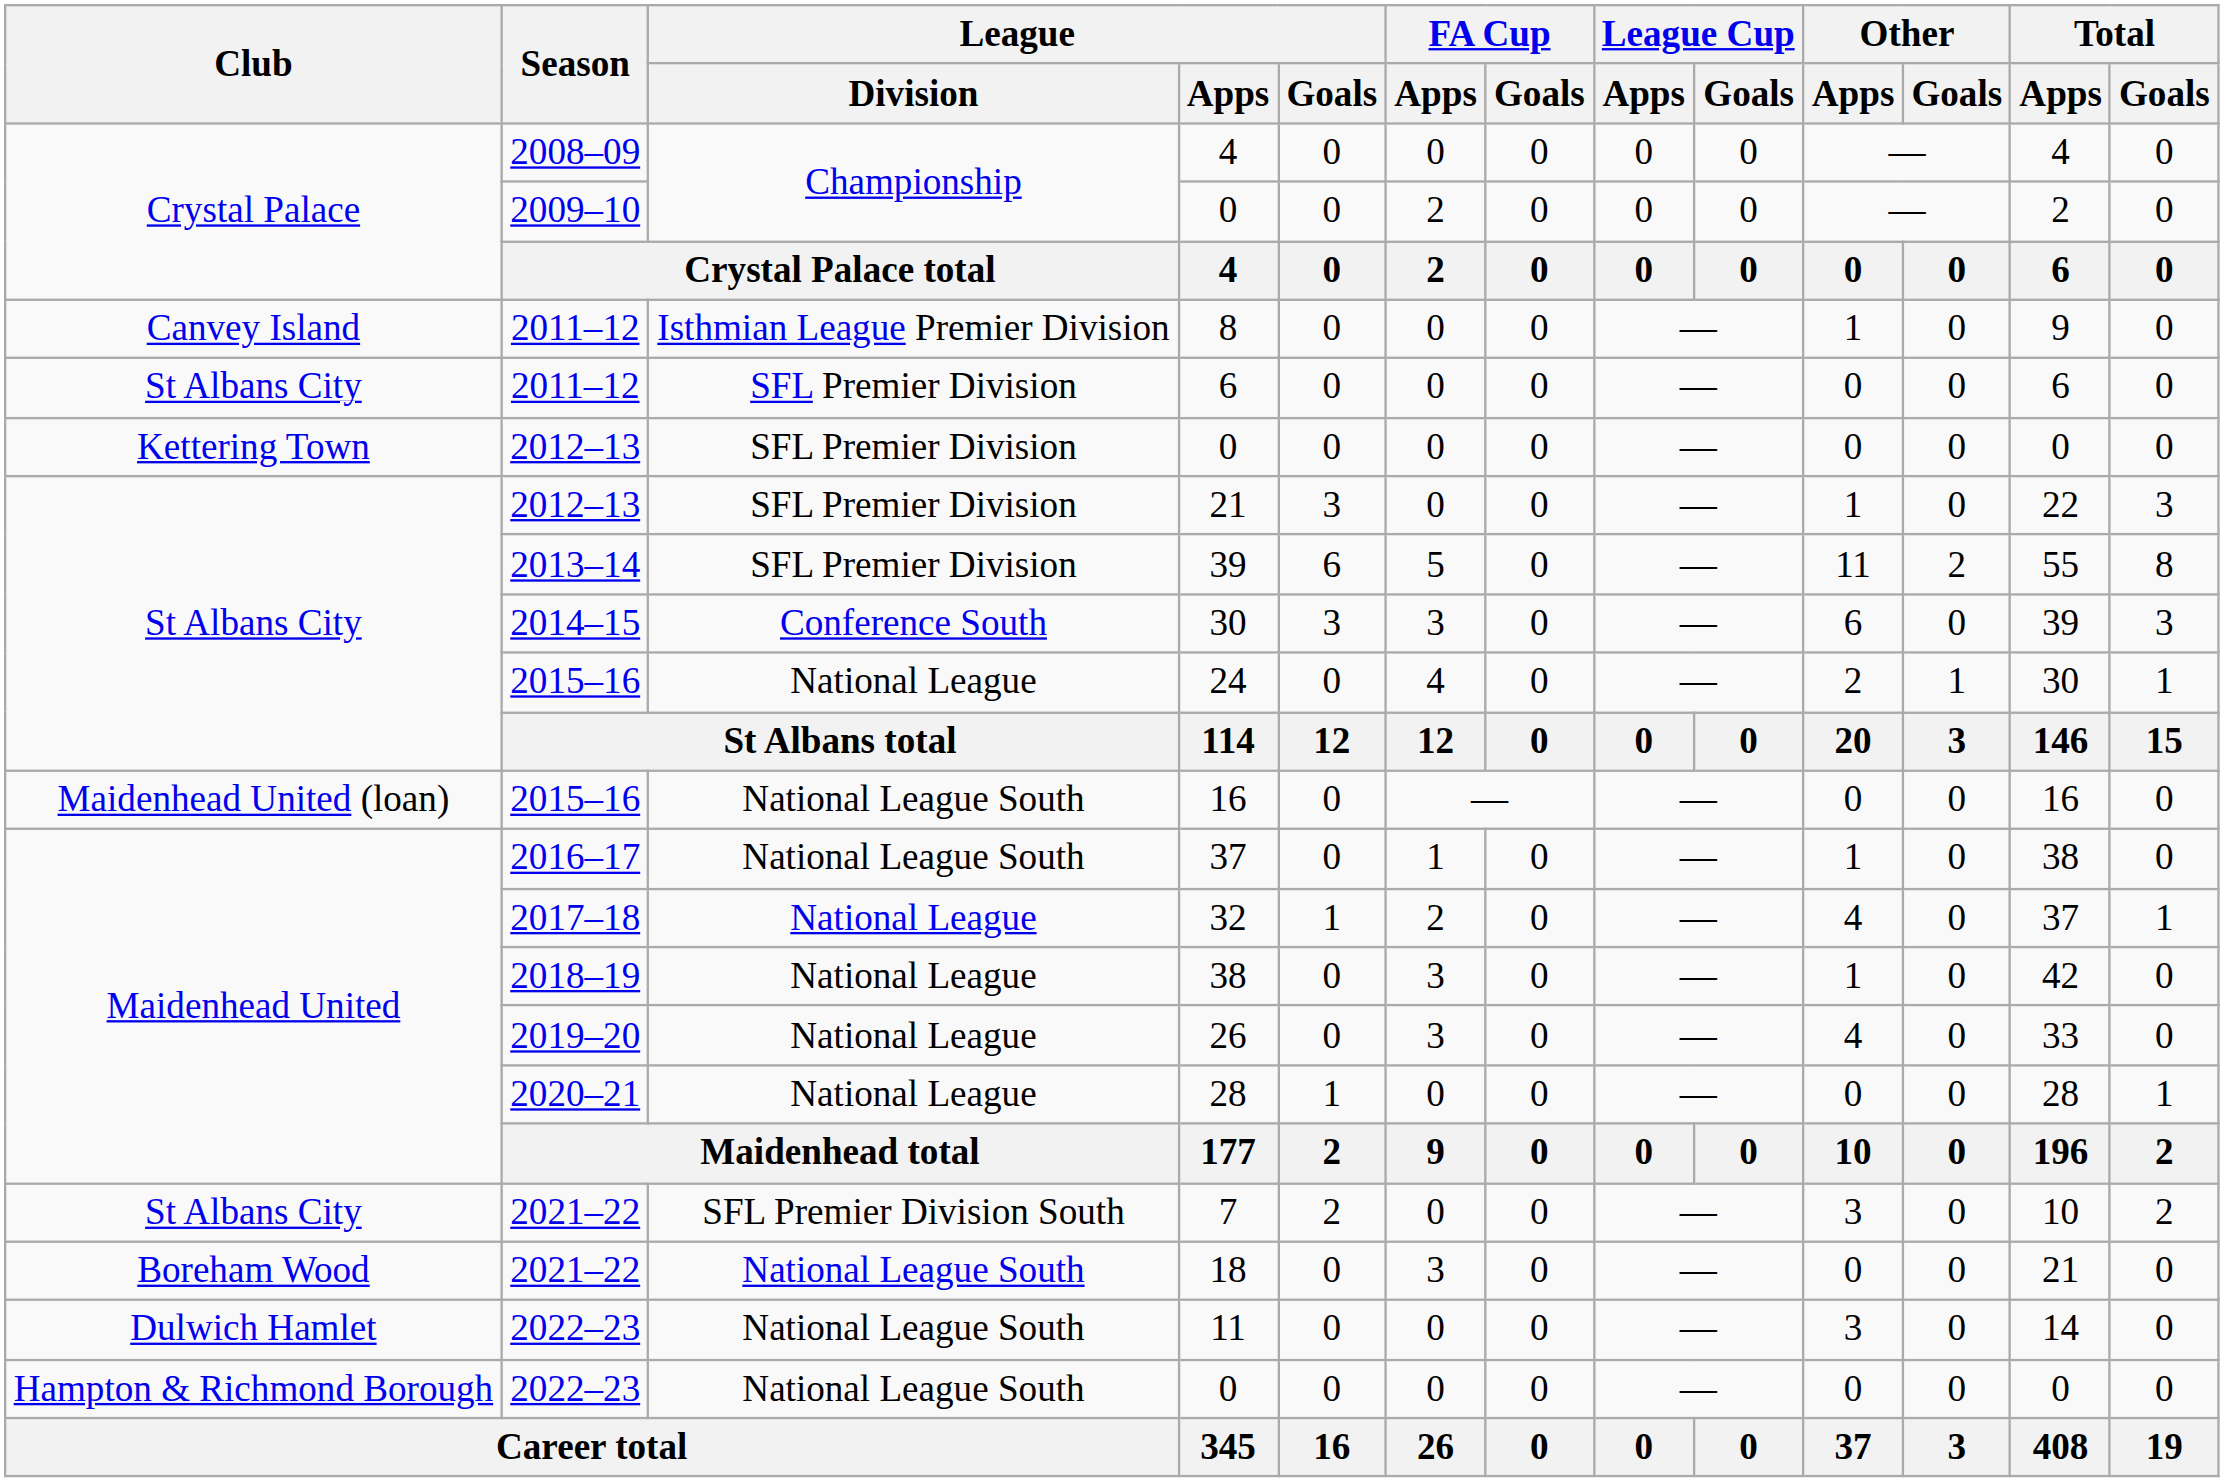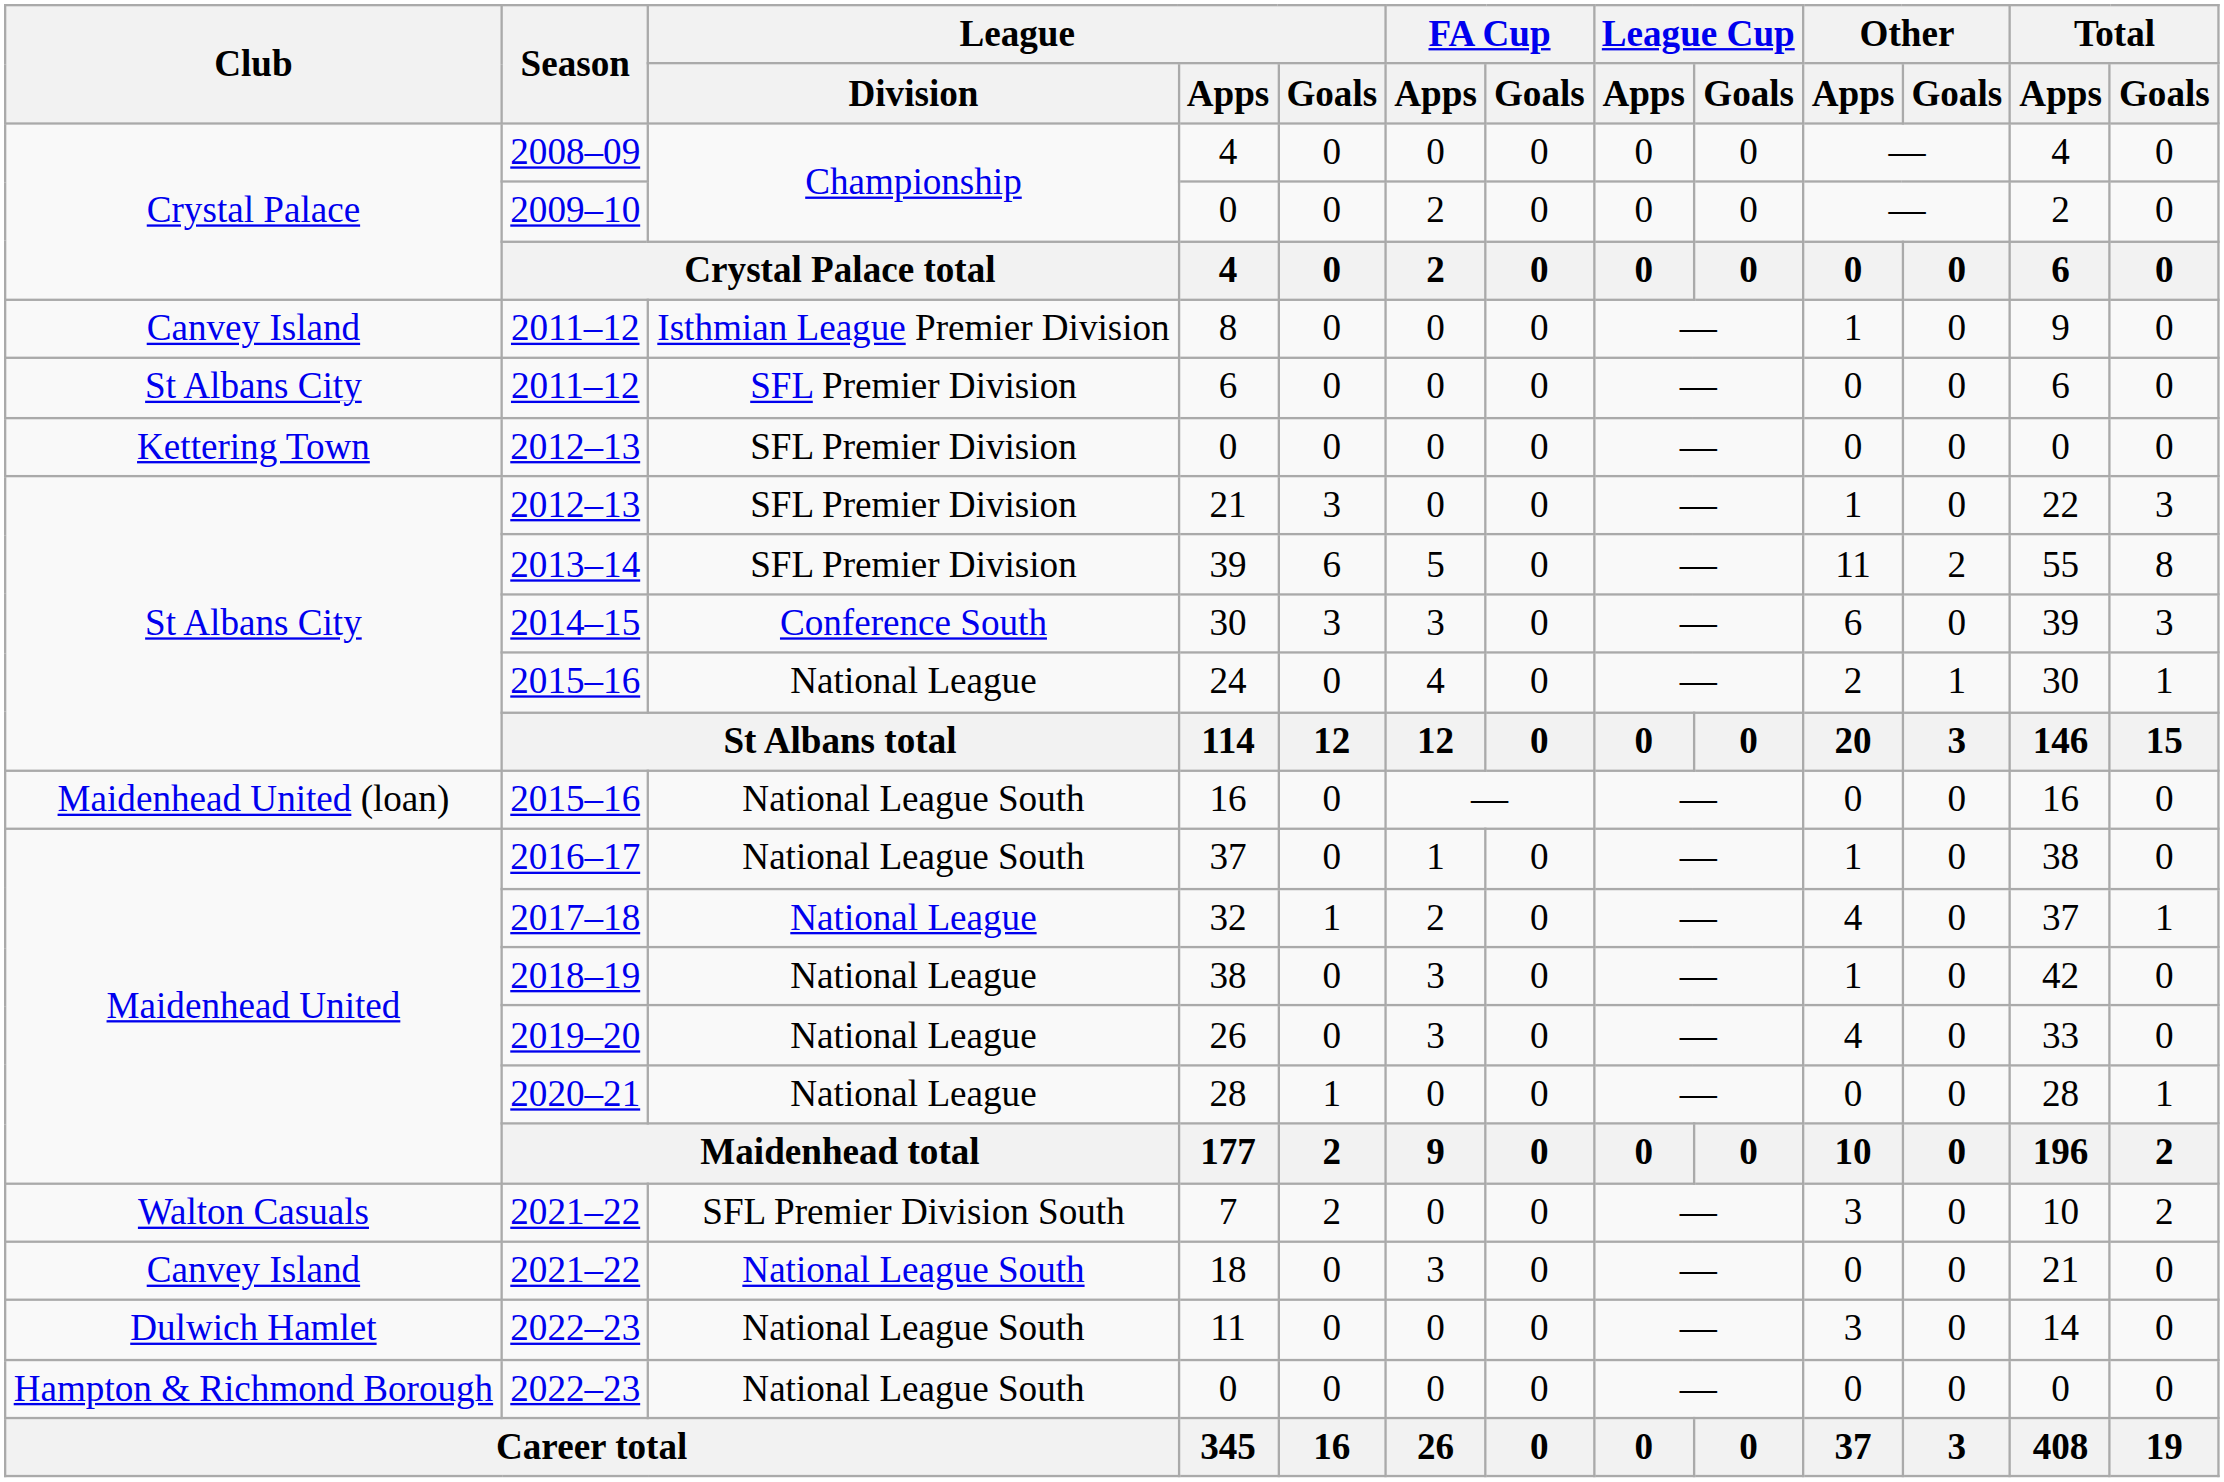(253, 1211) St Albans City -> (253, 1211) Walton Casuals
(253, 1270) Boreham Wood -> (253, 1270) Canvey Island
